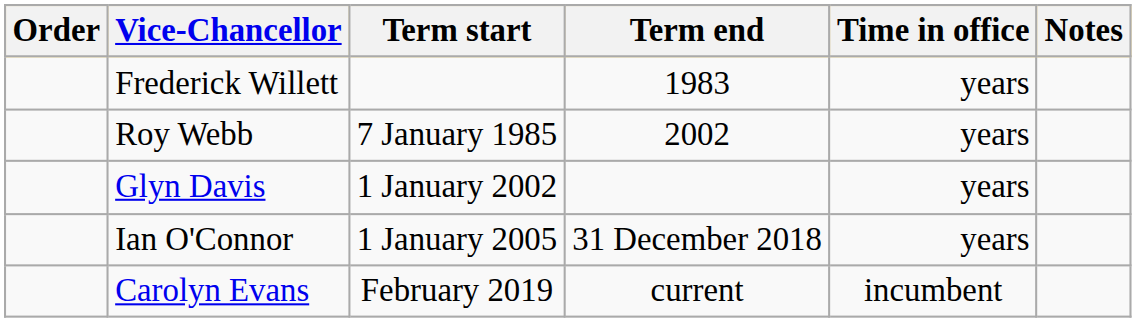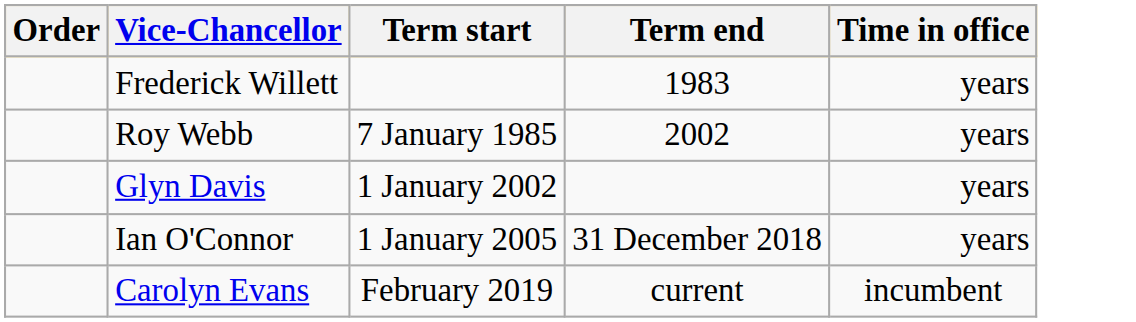- column: (1084, 30)
